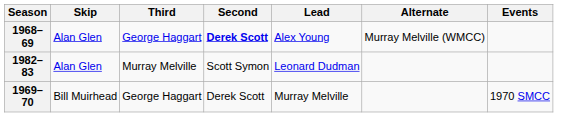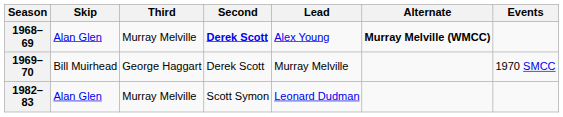(162, 36) George Haggart -> (159, 36) Murray Melville
(425, 36) normal -> (427, 36) bold
rows swapped: (28, 96) <-> (28, 66)
